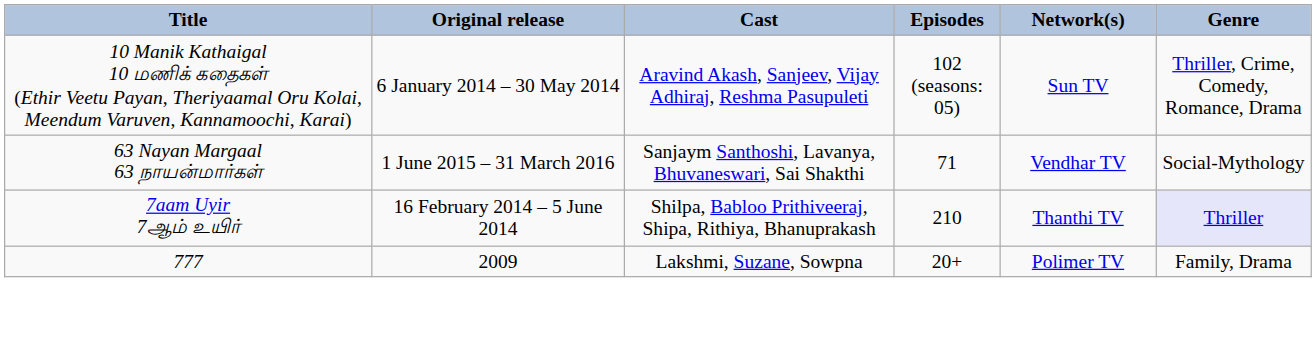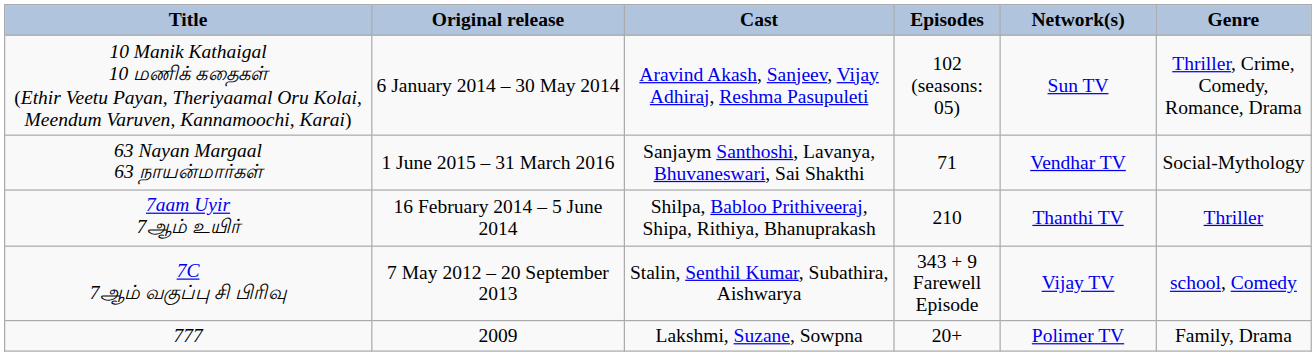(1233, 217) lavender background -> (1233, 217) no background
+ row: (188, 281)
